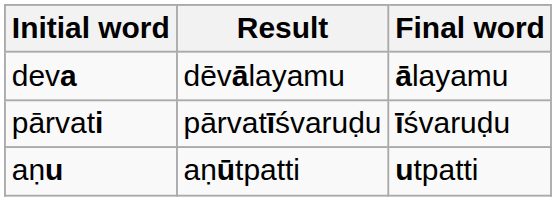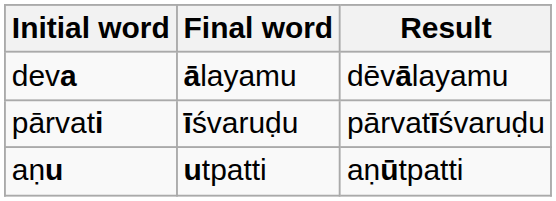columns swapped: (470, 28) <-> (283, 28)
